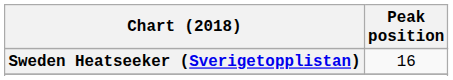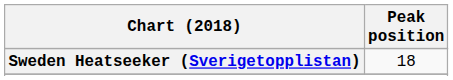(406, 62) 16 -> (406, 62) 18
